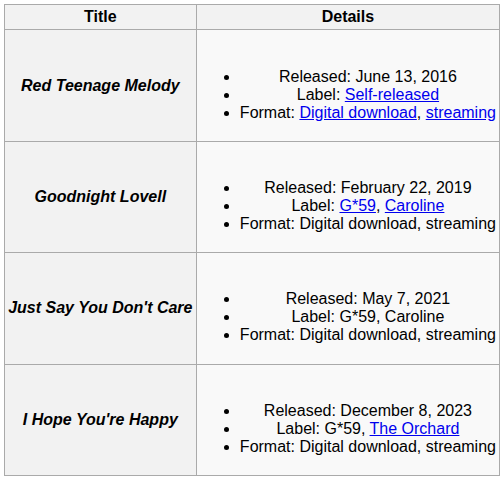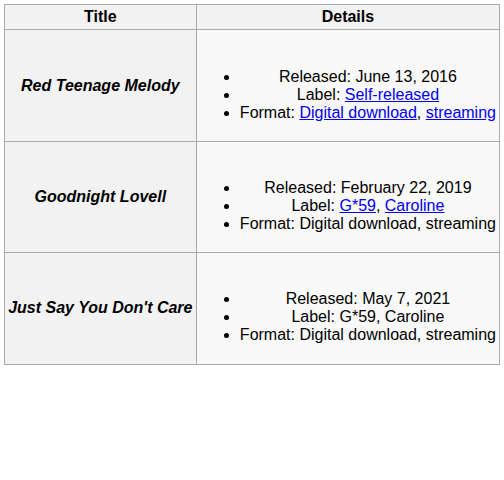- row: (100, 419)
